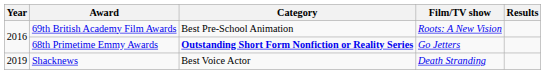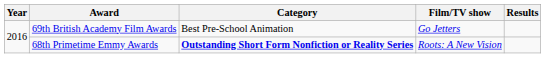(460, 28) Roots: A New Vision -> (439, 28) Go Jetters
(439, 45) Go Jetters -> (460, 45) Roots: A New Vision
- row: (55, 61)
